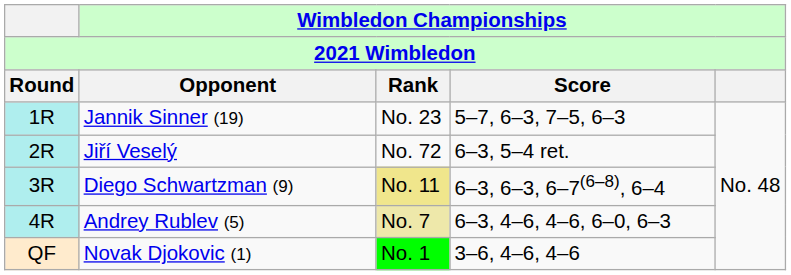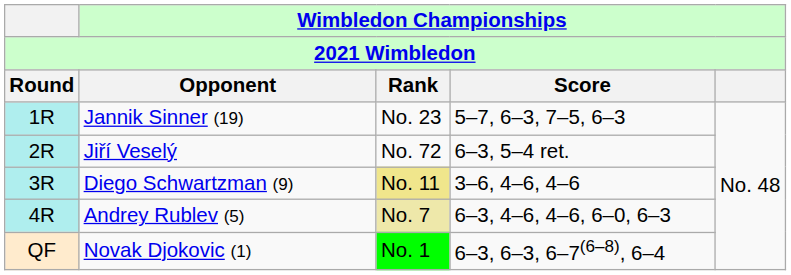(560, 185) 6–3, 6–3, 6–7(6–8), 6–4 -> (517, 183) 3–6, 4–6, 4–6
(517, 253) 3–6, 4–6, 4–6 -> (560, 250) 6–3, 6–3, 6–7(6–8), 6–4
